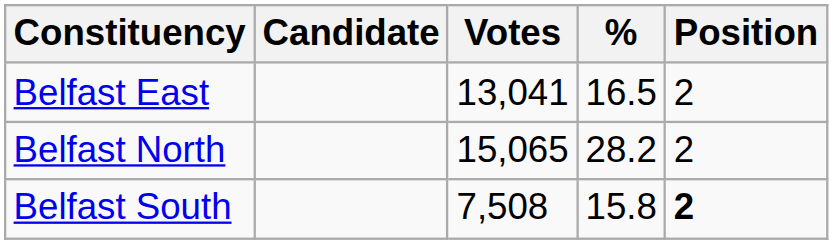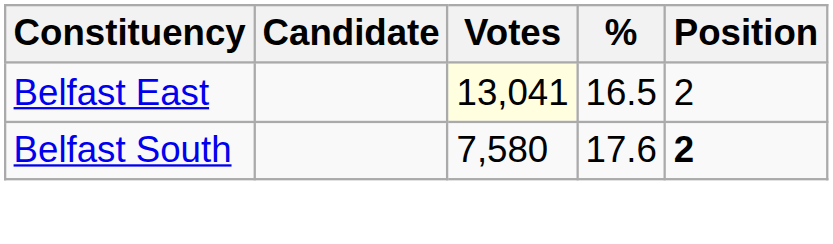(513, 91) no background -> (513, 91) lightyellow background
- row: (119, 149)
(502, 207) 7,508 -> (502, 149) 7,580
(621, 207) 15.8 -> (621, 149) 17.6
